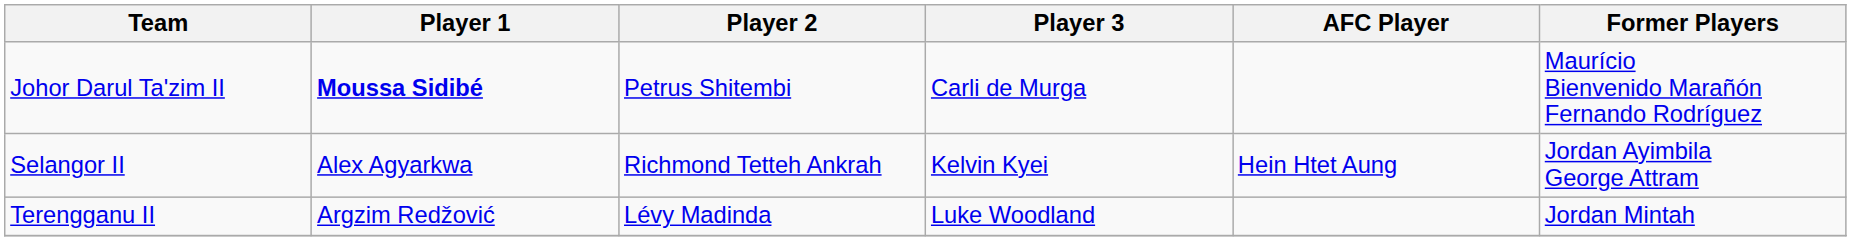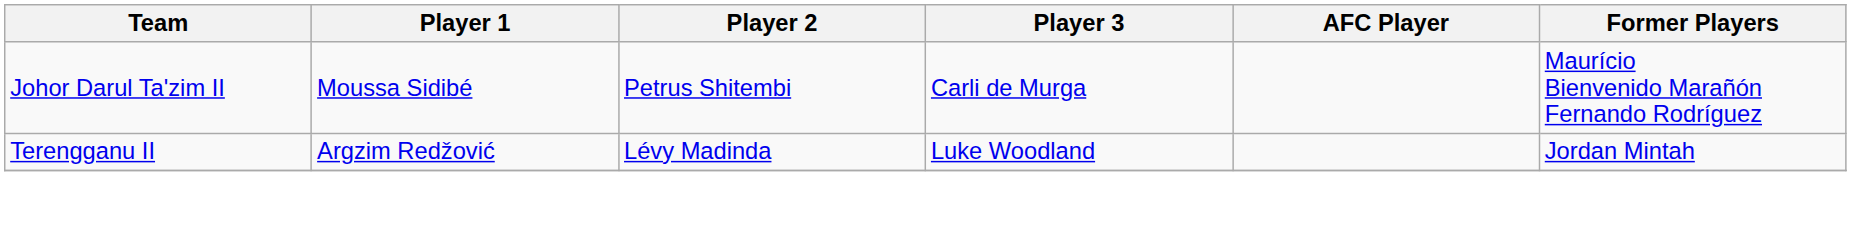(400, 87) bold -> (395, 87) normal
- row: (67, 164)
